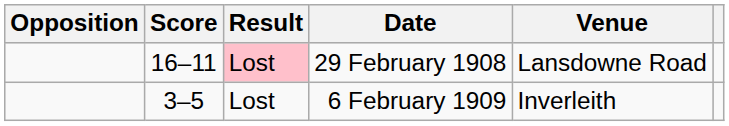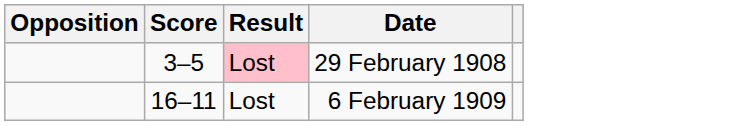- column: (612, 23)
(184, 62) 16–11 -> (184, 62) 3–5
(184, 100) 3–5 -> (184, 100) 16–11
